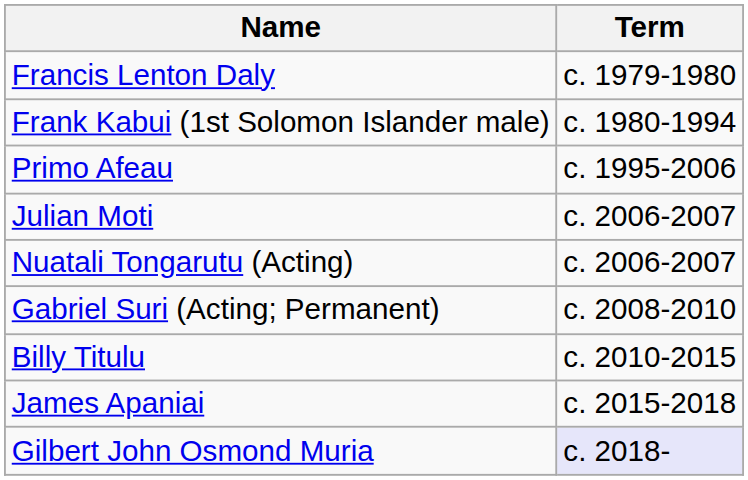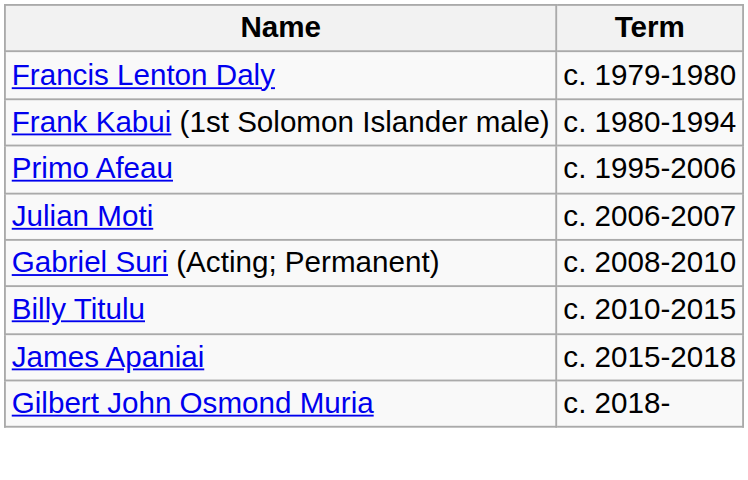- row: (183, 262)
(617, 450) lavender background -> (617, 403) no background
